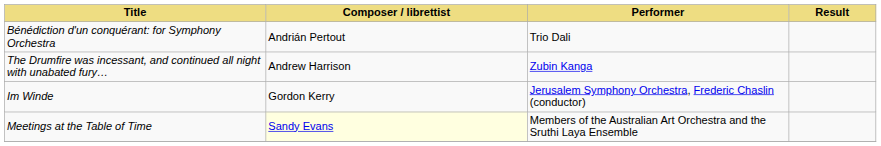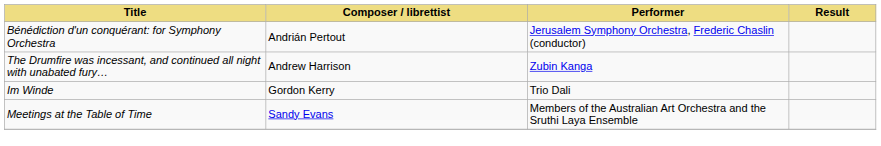(550, 36) Trio Dali -> (652, 36) Jerusalem Symphony Orchestra, Frederic Chaslin (conductor)
(652, 96) Jerusalem Symphony Orchestra, Frederic Chaslin (conductor) -> (550, 90) Trio Dali
(301, 126) lightyellow background -> (301, 114) no background
